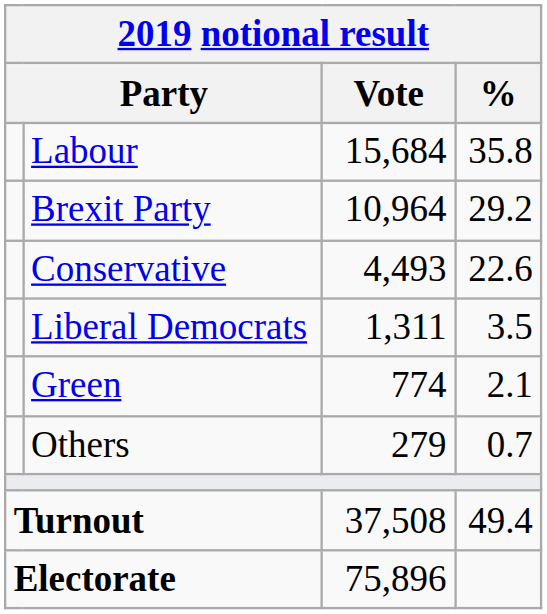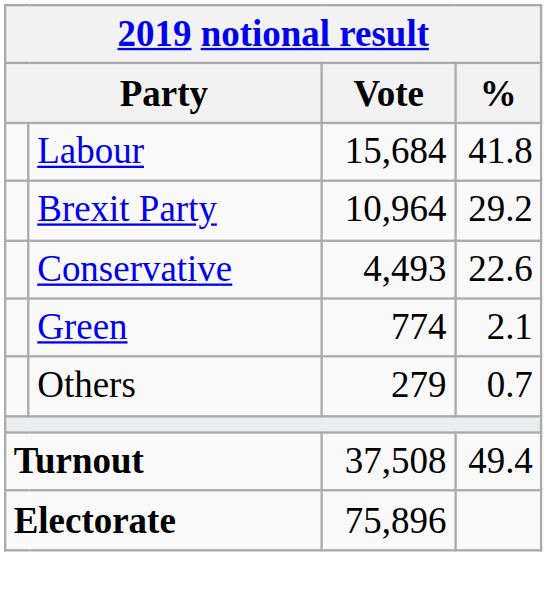(501, 151) 35.8 -> (501, 151) 41.8
- row: (169, 326)
